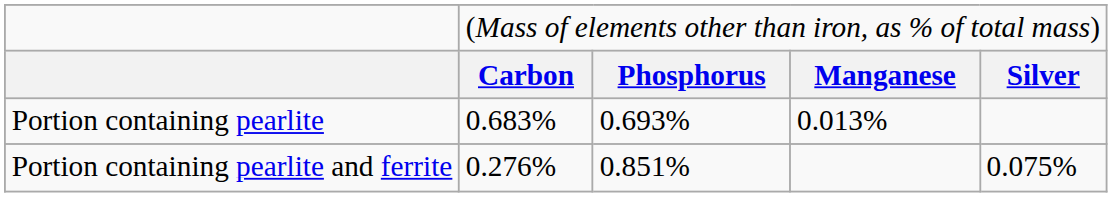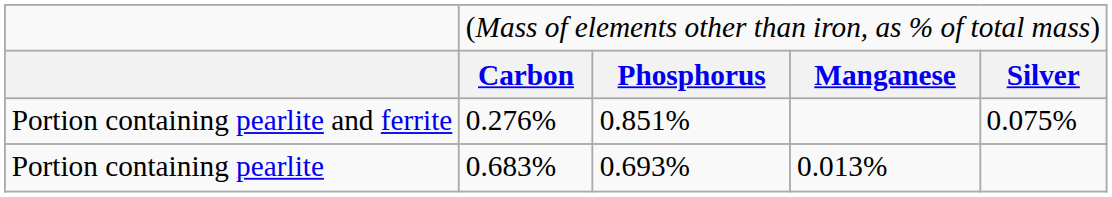rows swapped: (168, 120) <-> (232, 167)
